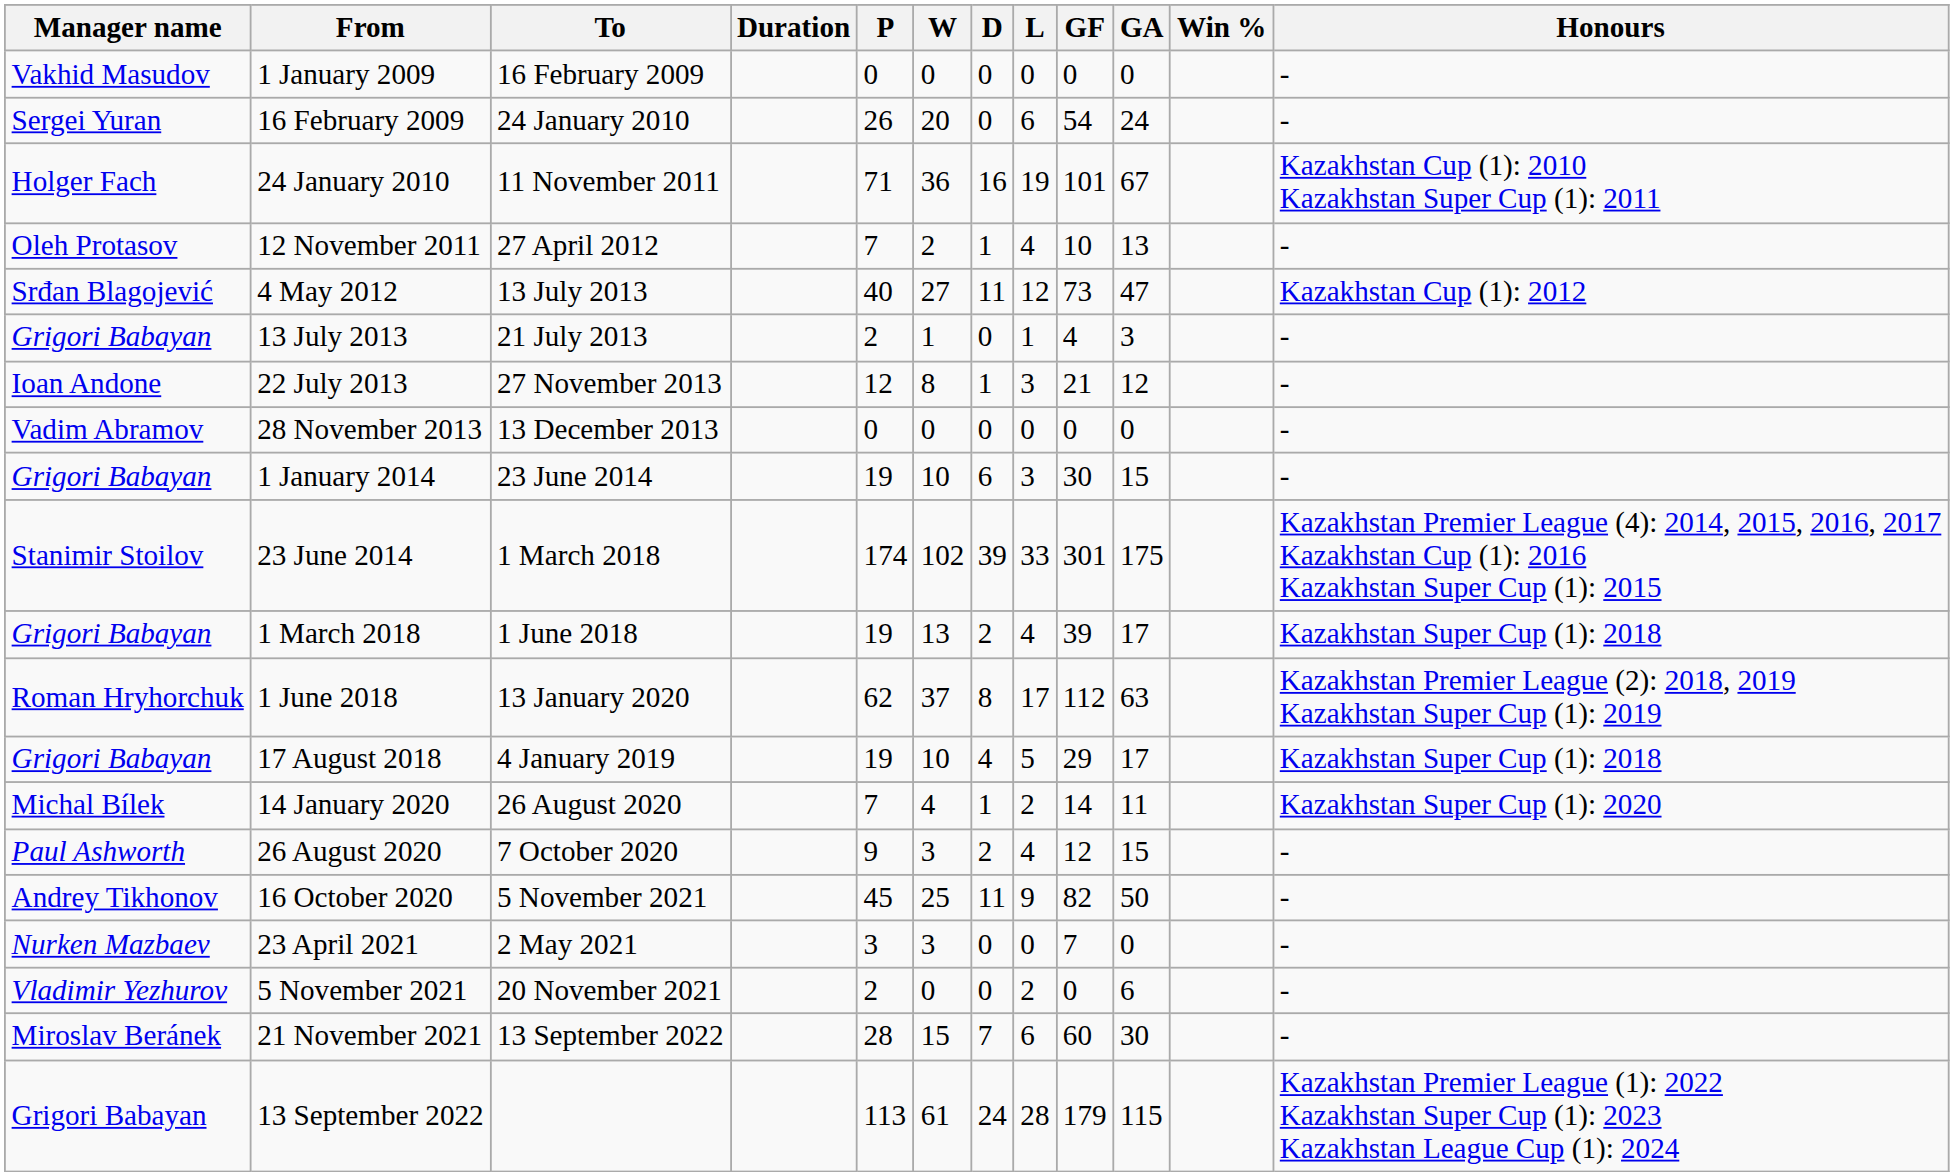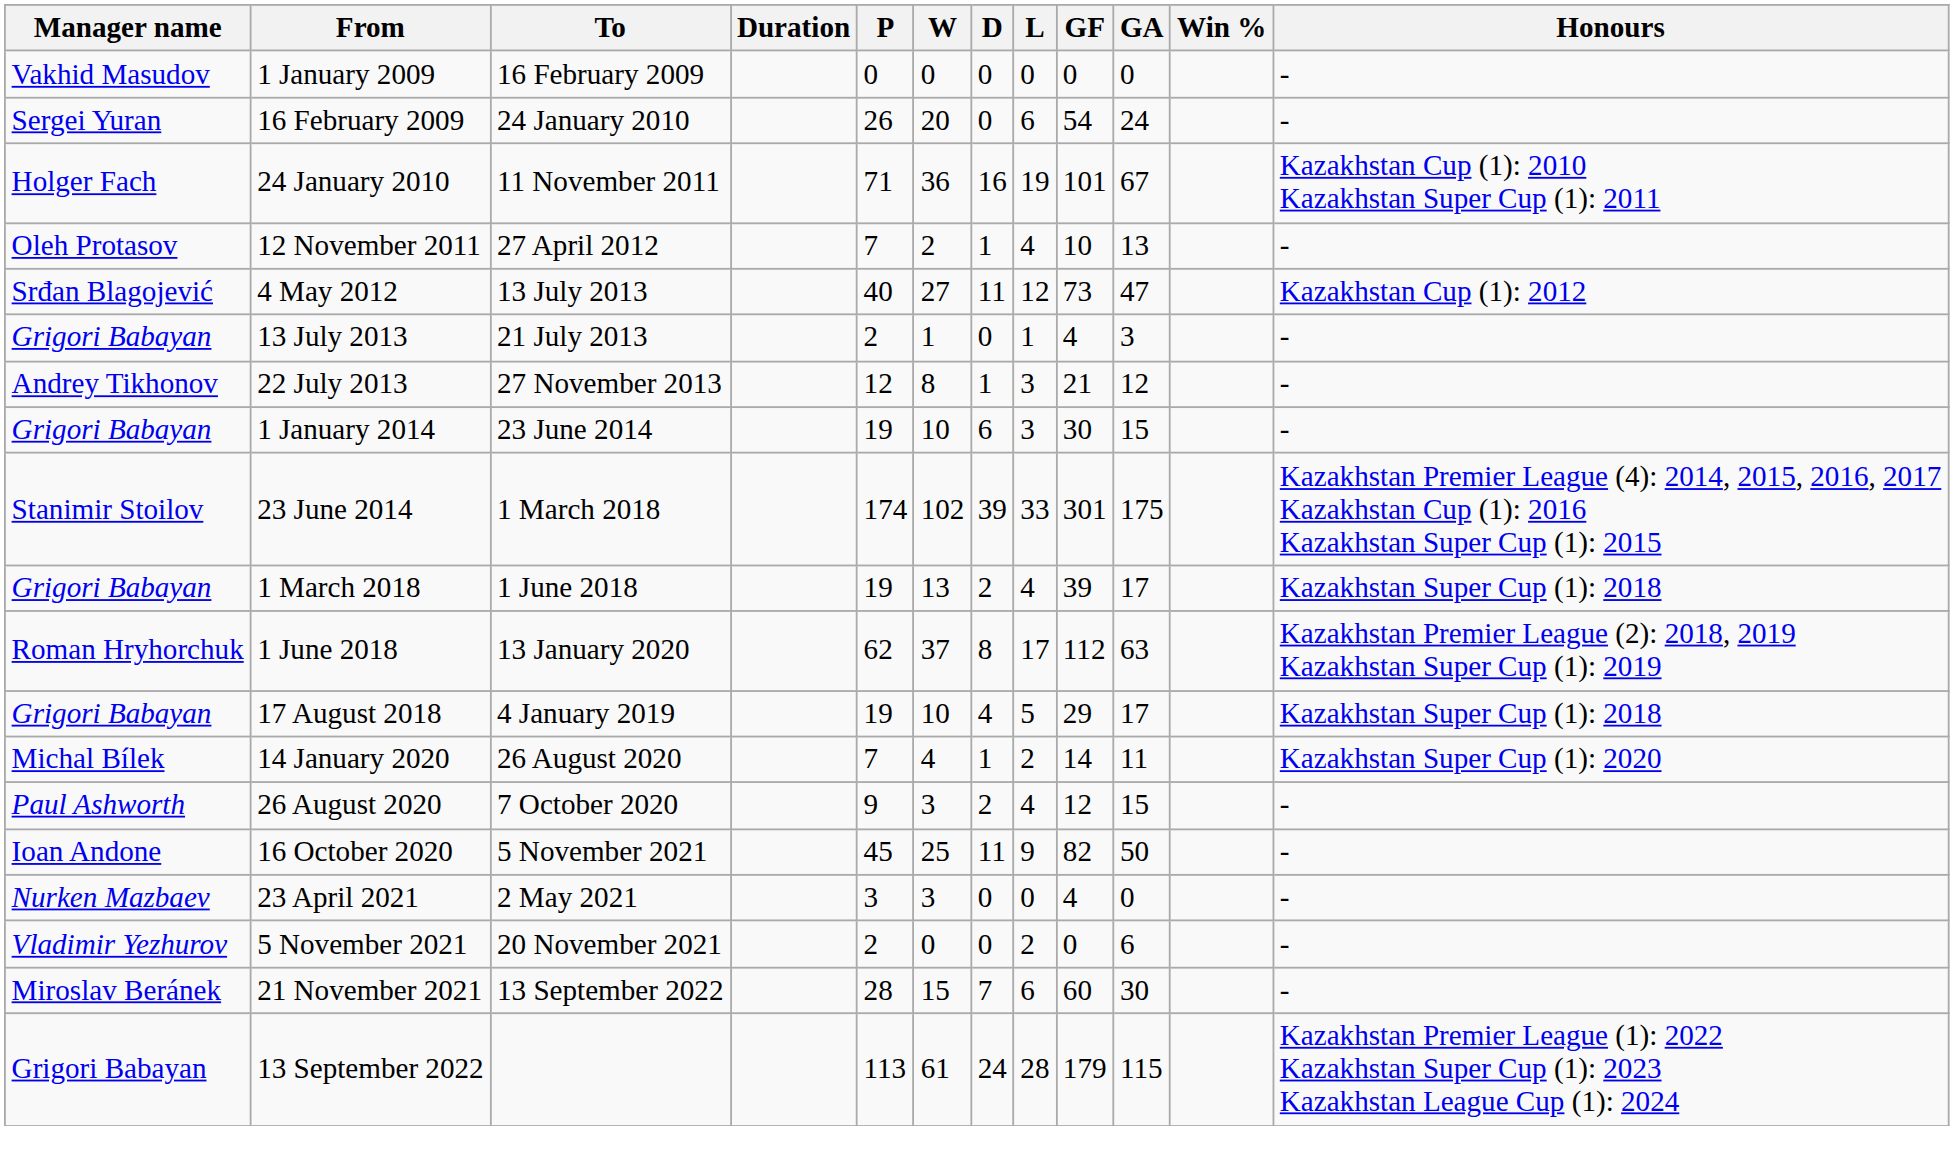(86, 383) Ioan Andone -> (115, 383) Andrey Tikhonov
- row: (370, 429)
(115, 897) Andrey Tikhonov -> (86, 851) Ioan Andone
(1070, 943) 7 -> (1070, 897) 4
